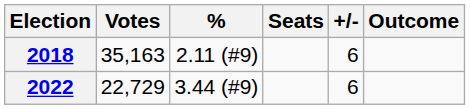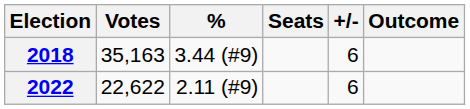(217, 54) 2.11 (#9) -> (216, 54) 3.44 (#9)
(133, 87) 22,729 -> (133, 87) 22,622
(216, 87) 3.44 (#9) -> (217, 87) 2.11 (#9)
